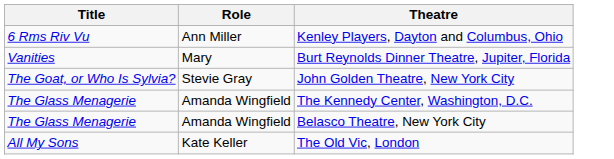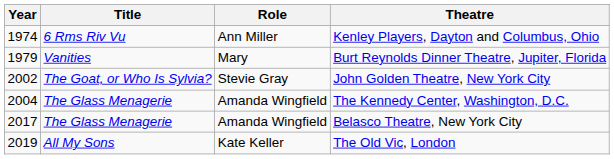+ column: (22, 15)
